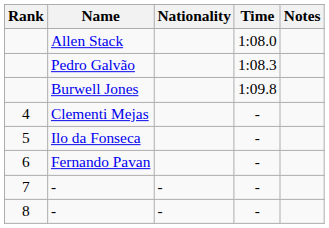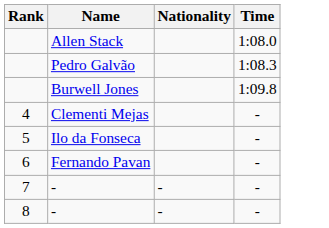- column: (302, 16)
